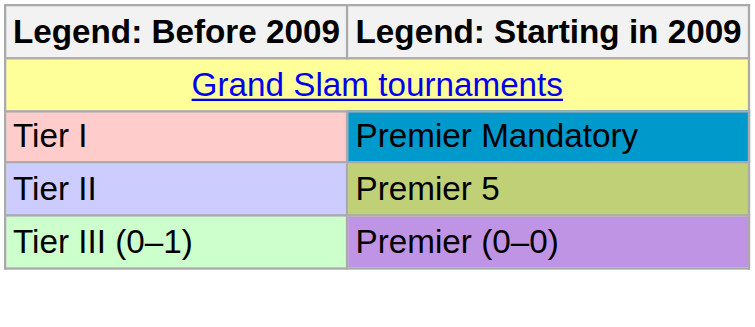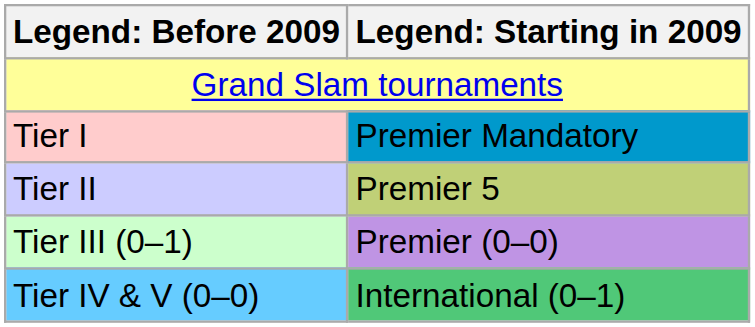+ row: (136, 295)
